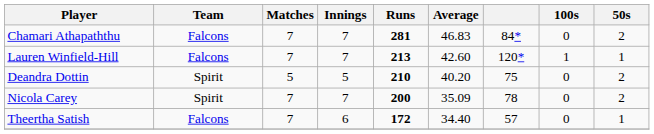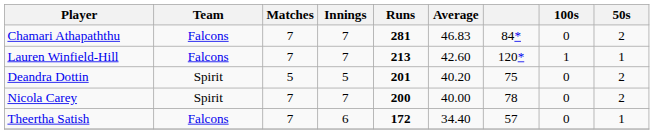(401, 77) 210 -> (401, 77) 201
(456, 98) 35.09 -> (456, 98) 40.00
